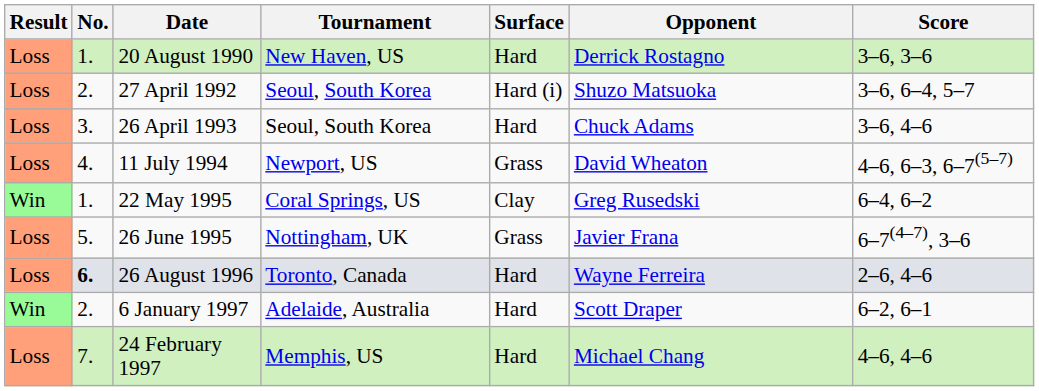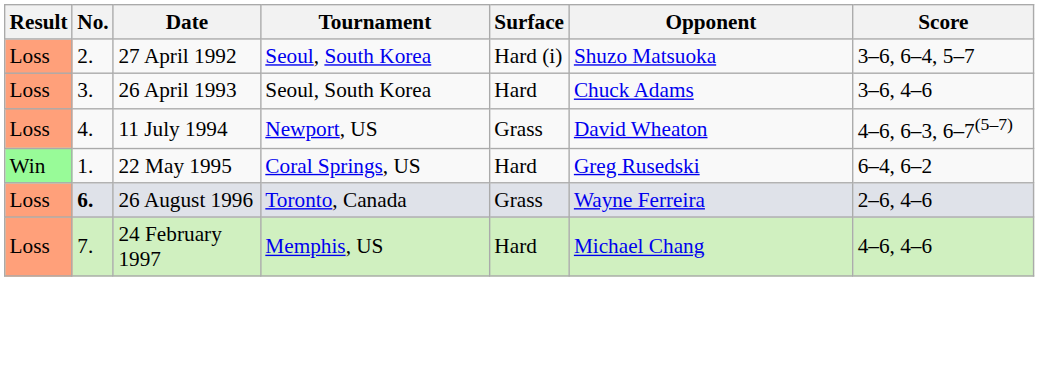- row: (186, 55)
(514, 199) Clay -> (516, 165) Hard
- row: (175, 236)
(516, 274) Hard -> (519, 199) Grass
- row: (183, 308)
